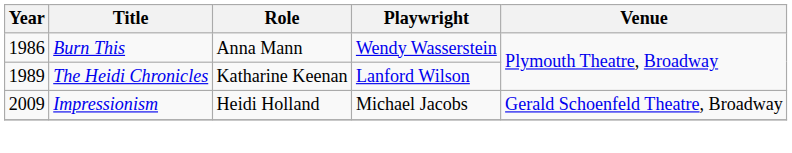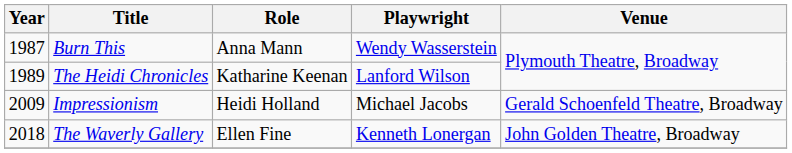(27, 47) 1986 -> (27, 47) 1987
+ row: (128, 133)
